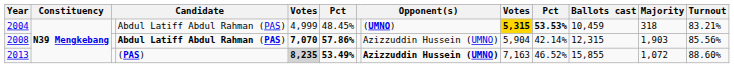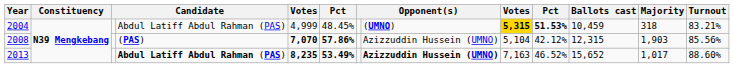(551, 26) 53.53% -> (551, 26) 51.53%
(202, 41) Abdul Latiff Abdul Rahman (PAS) -> (131, 41) (PAS)
(516, 41) 5,904 -> (516, 41) 5,104
(551, 41) 42.14% -> (551, 41) 42.12%
(131, 55) (PAS) -> (202, 55) Abdul Latiff Abdul Rahman (PAS)
(304, 55) lightgrey background -> (304, 55) no background
(588, 55) 15,855 -> (588, 55) 15,652
(654, 55) 1,072 -> (654, 55) 1,017
